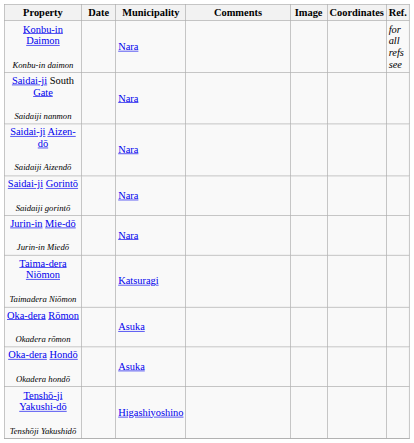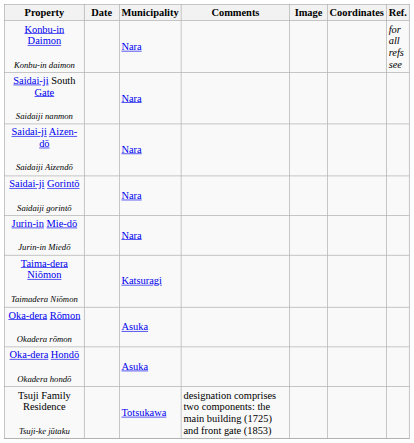+ row: (44, 412)
- row: (43, 412)
